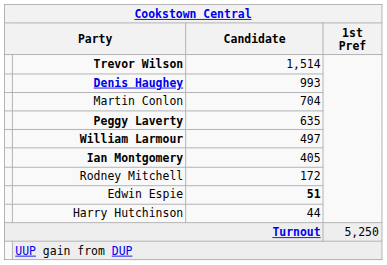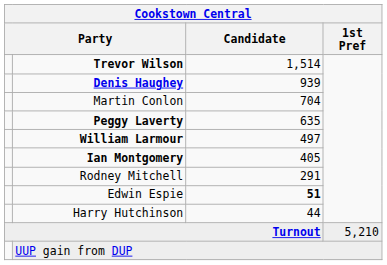(310, 83) 993 -> (310, 83) 939
(310, 176) 172 -> (310, 176) 291
(362, 232) 5,250 -> (362, 232) 5,210
